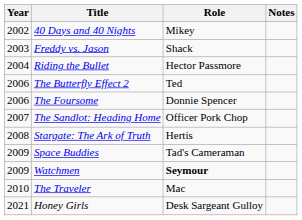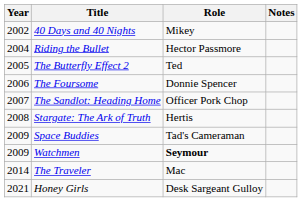- row: (71, 48)
(18, 83) 2006 -> (18, 65) 2005
(18, 188) 2010 -> (18, 170) 2014
